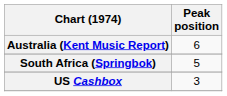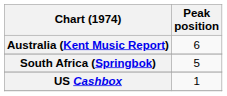(197, 81) 3 -> (197, 81) 1
